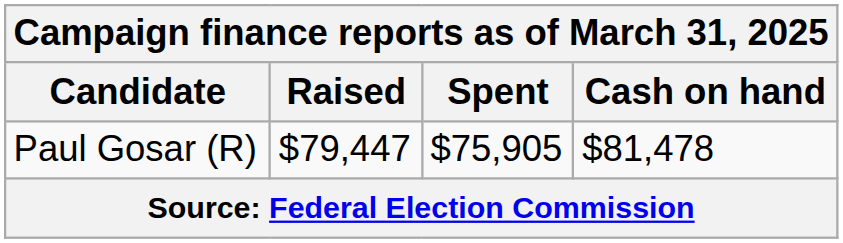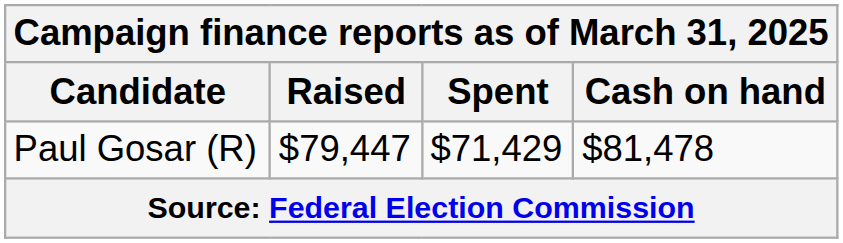(496, 149) $75,905 -> (496, 149) $71,429
